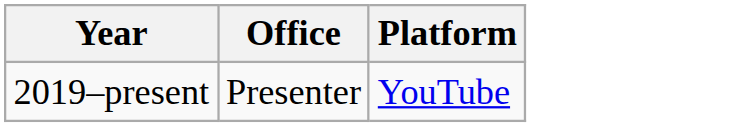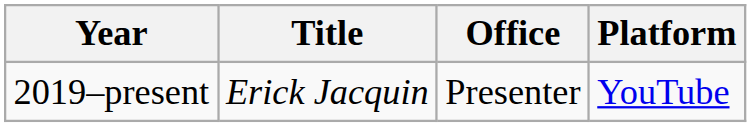+ column: (327, 33)
